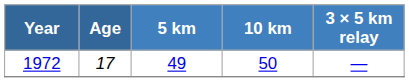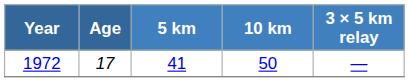(177, 64) 49 -> (177, 64) 41
